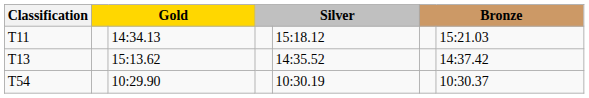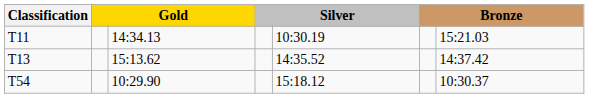(300, 37) 15:18.12 -> (300, 37) 10:30.19
(300, 81) 10:30.19 -> (300, 81) 15:18.12
